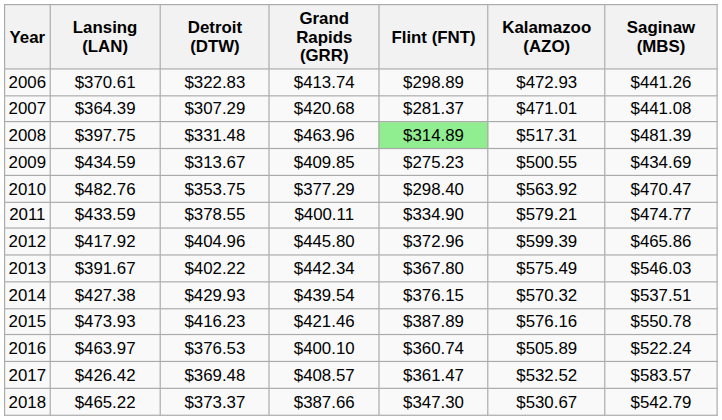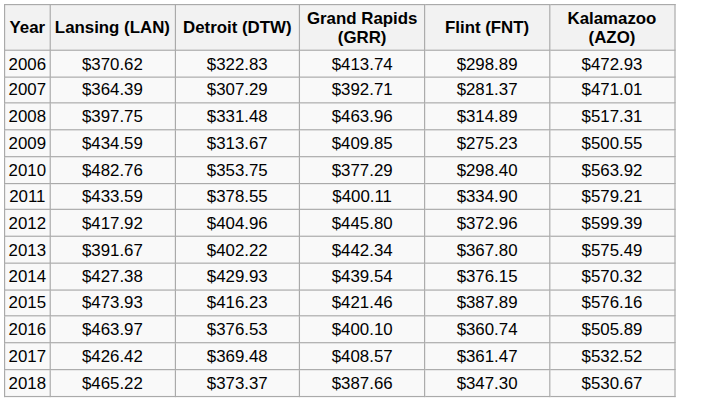- column: (661, 37)
(105, 82) $370.61 -> (112, 64) $370.62
(324, 109) $420.68 -> (362, 90) $392.71
(434, 136) lightgreen background -> (487, 117) no background
